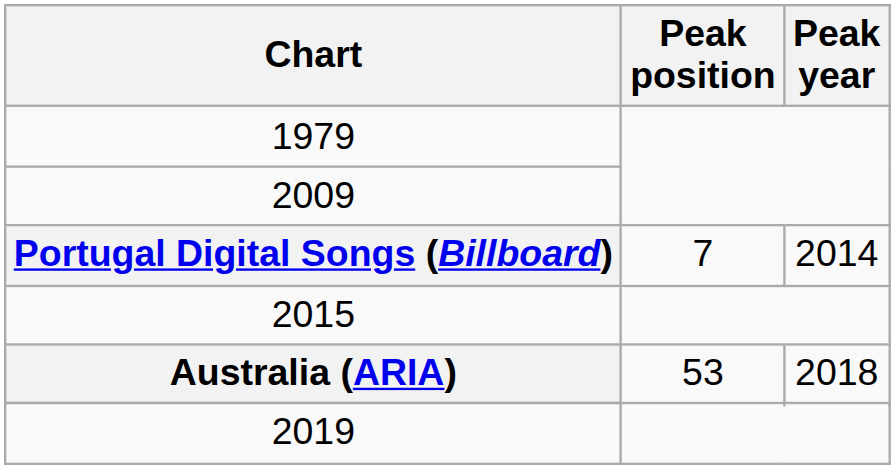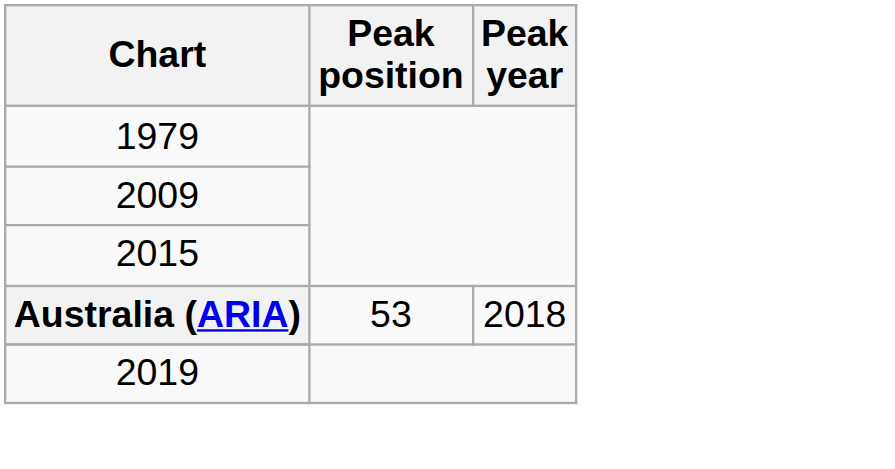- row: (313, 254)
